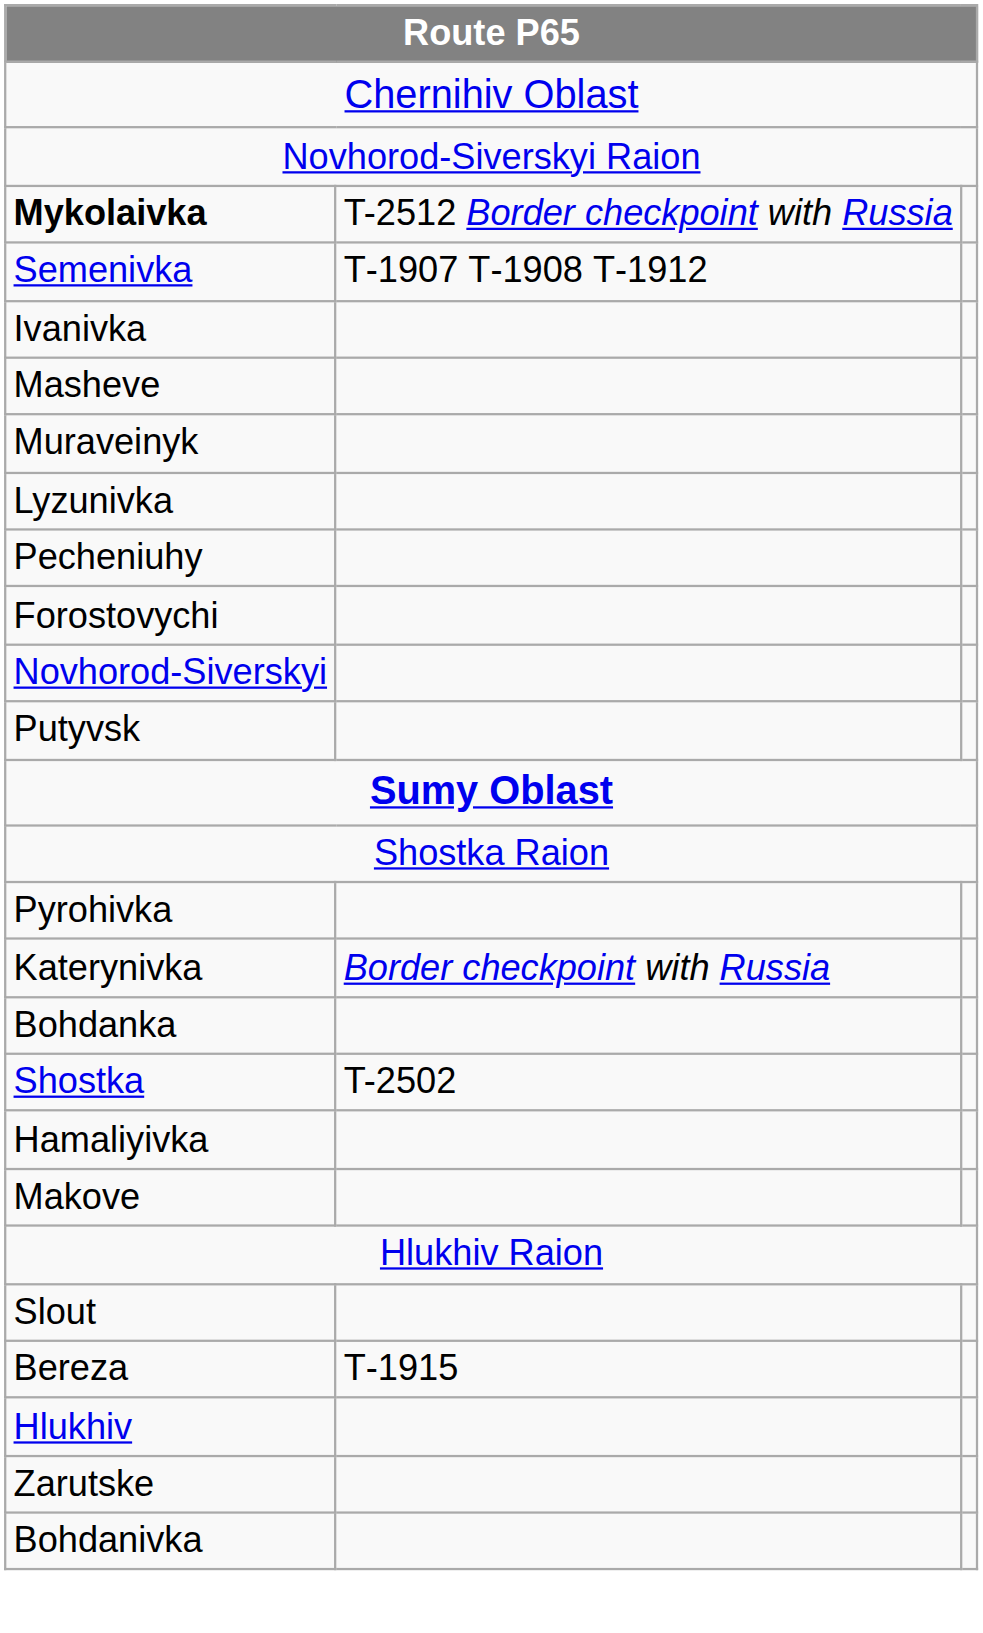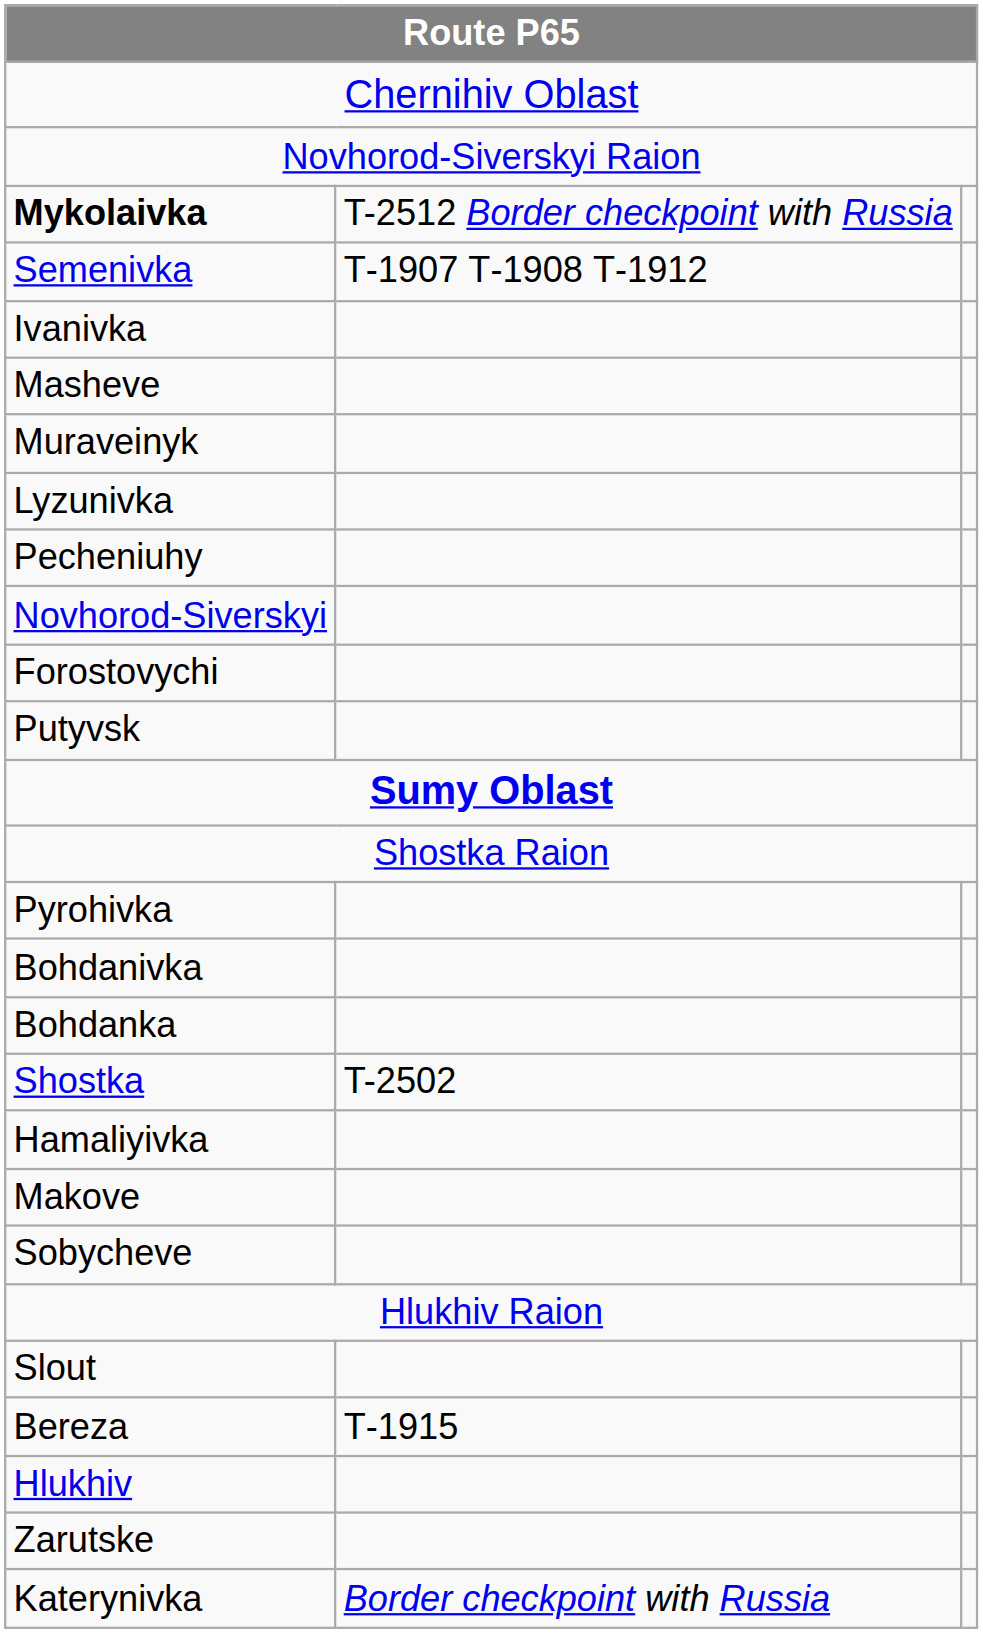rows swapped: (116, 614) <-> (170, 672)
rows swapped: (108, 1540) <-> (108, 967)
+ row: (103, 1253)
